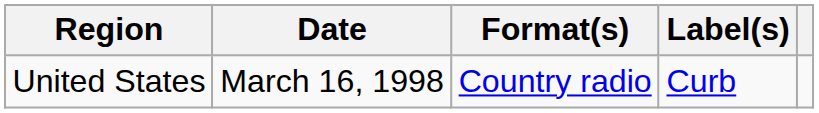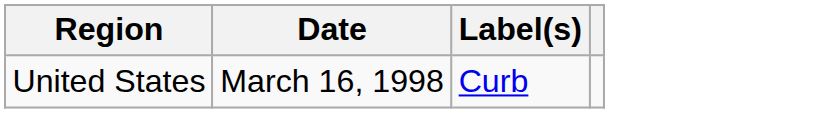- column: (555, 30)
